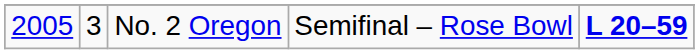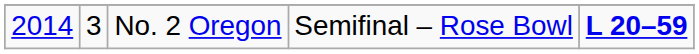(42, 26) 2005 -> (42, 26) 2014
